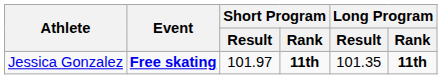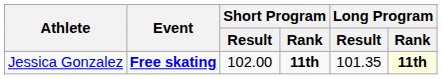(250, 63) 101.97 -> (250, 63) 102.00
(412, 63) no background -> (412, 63) lightyellow background
